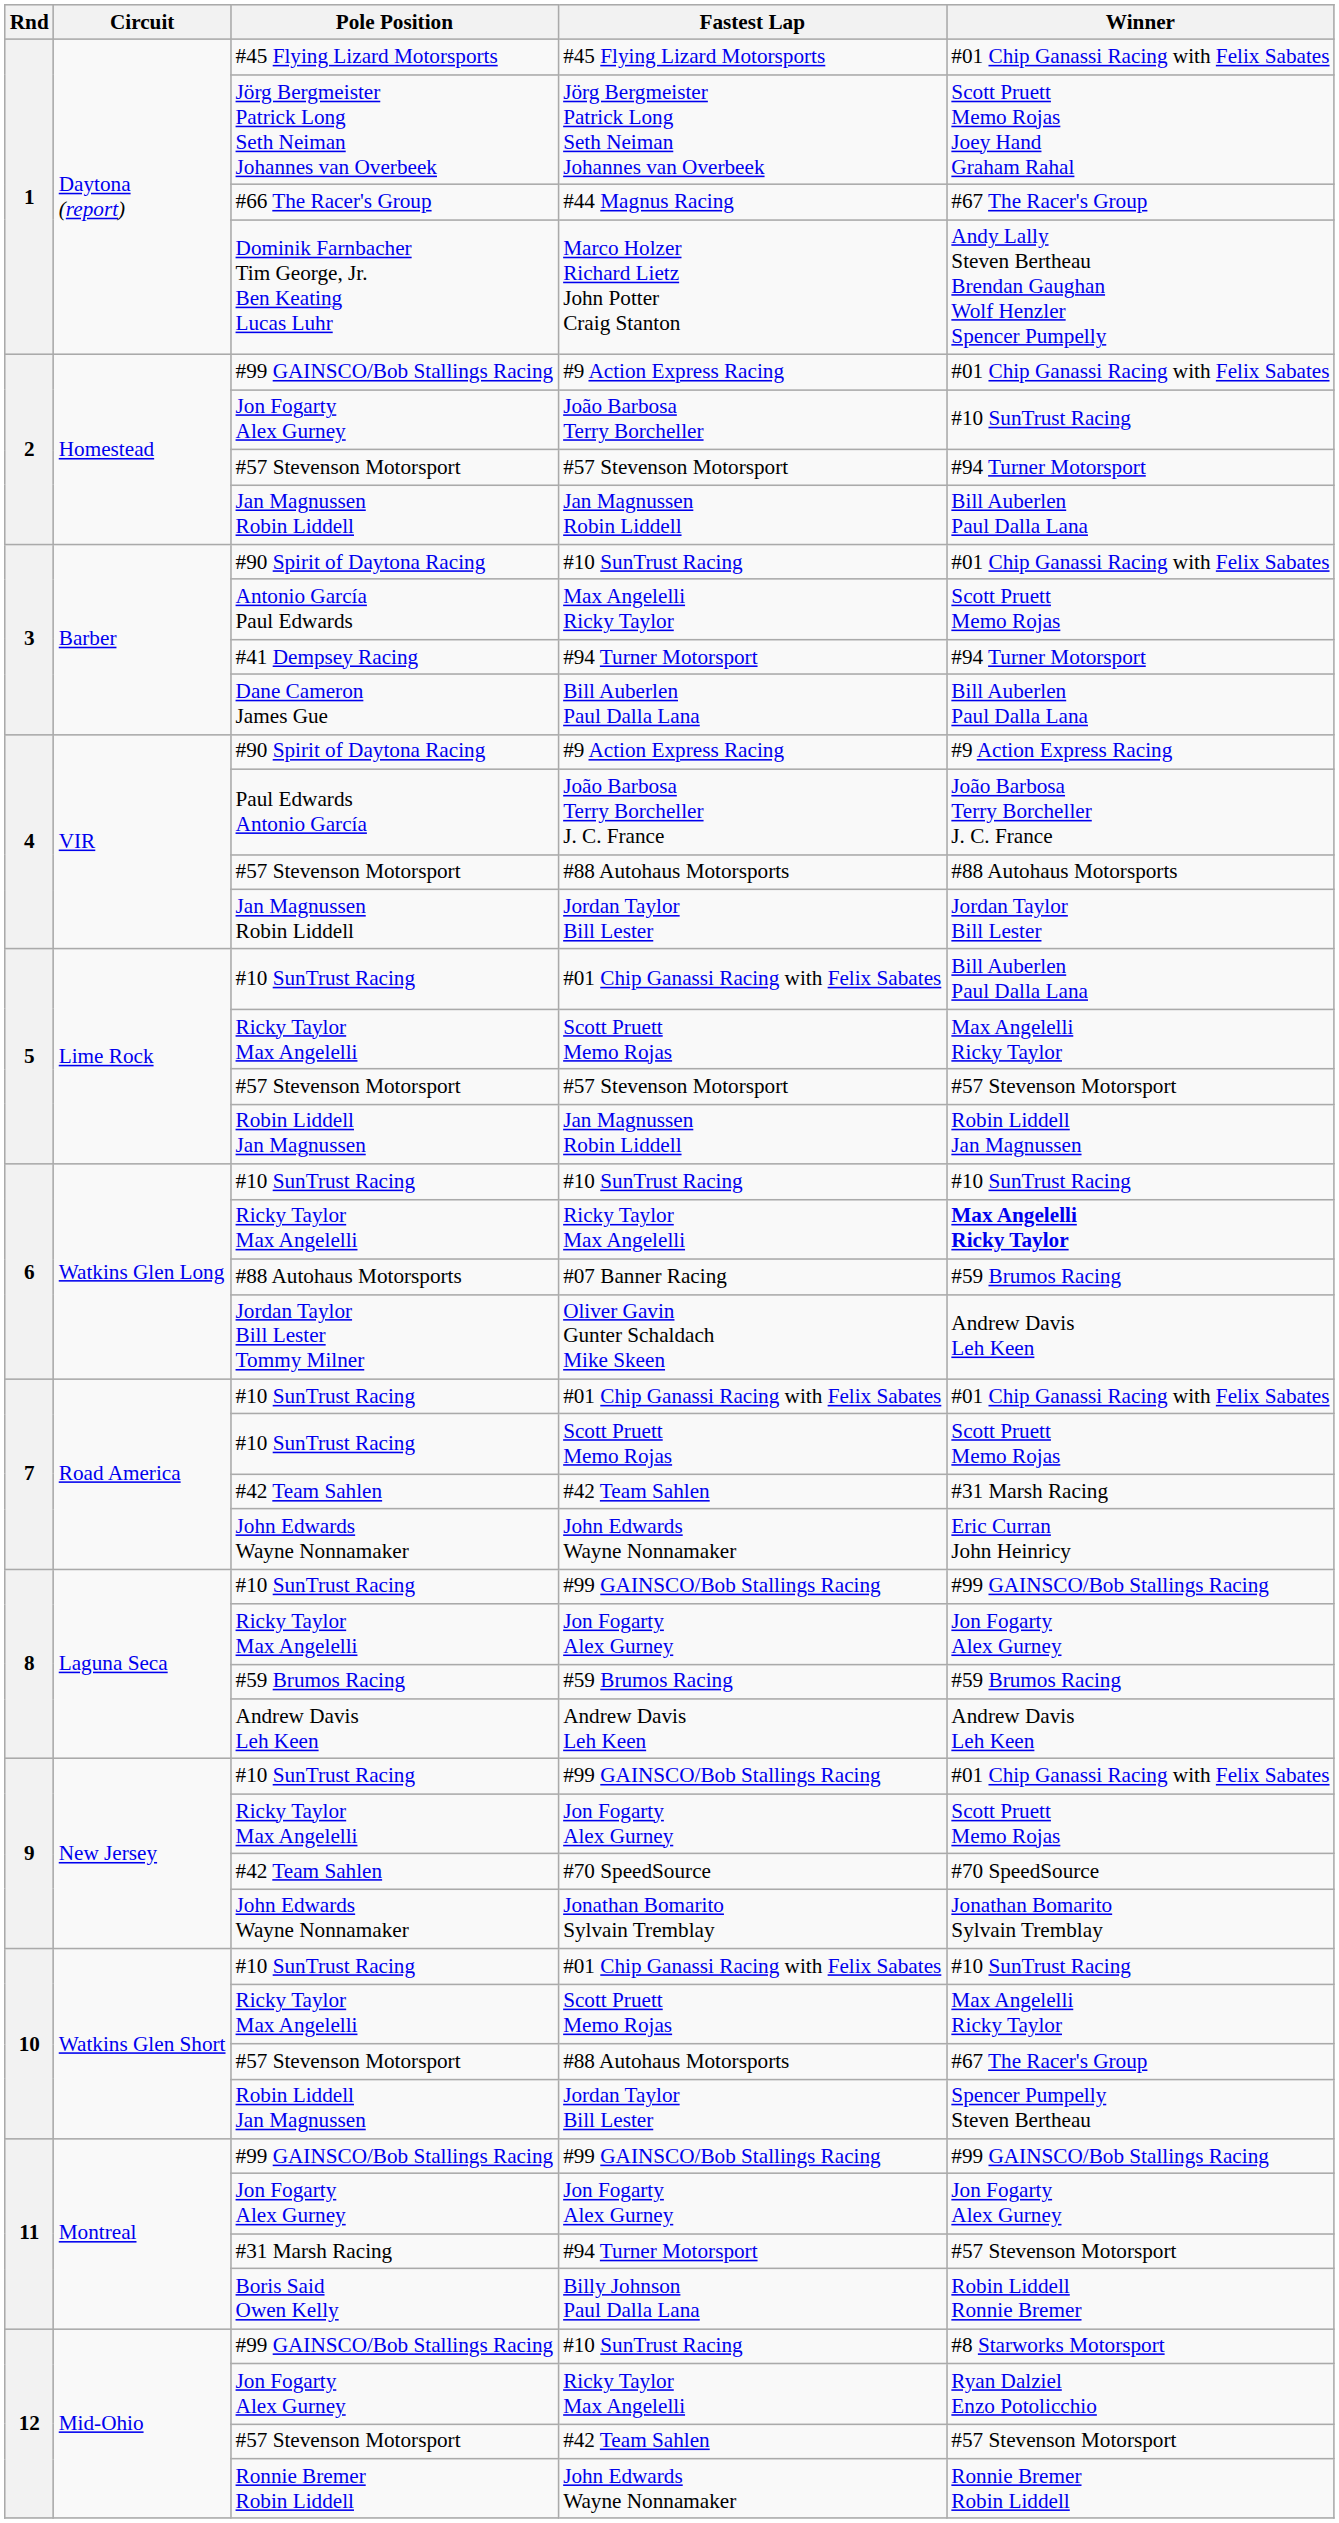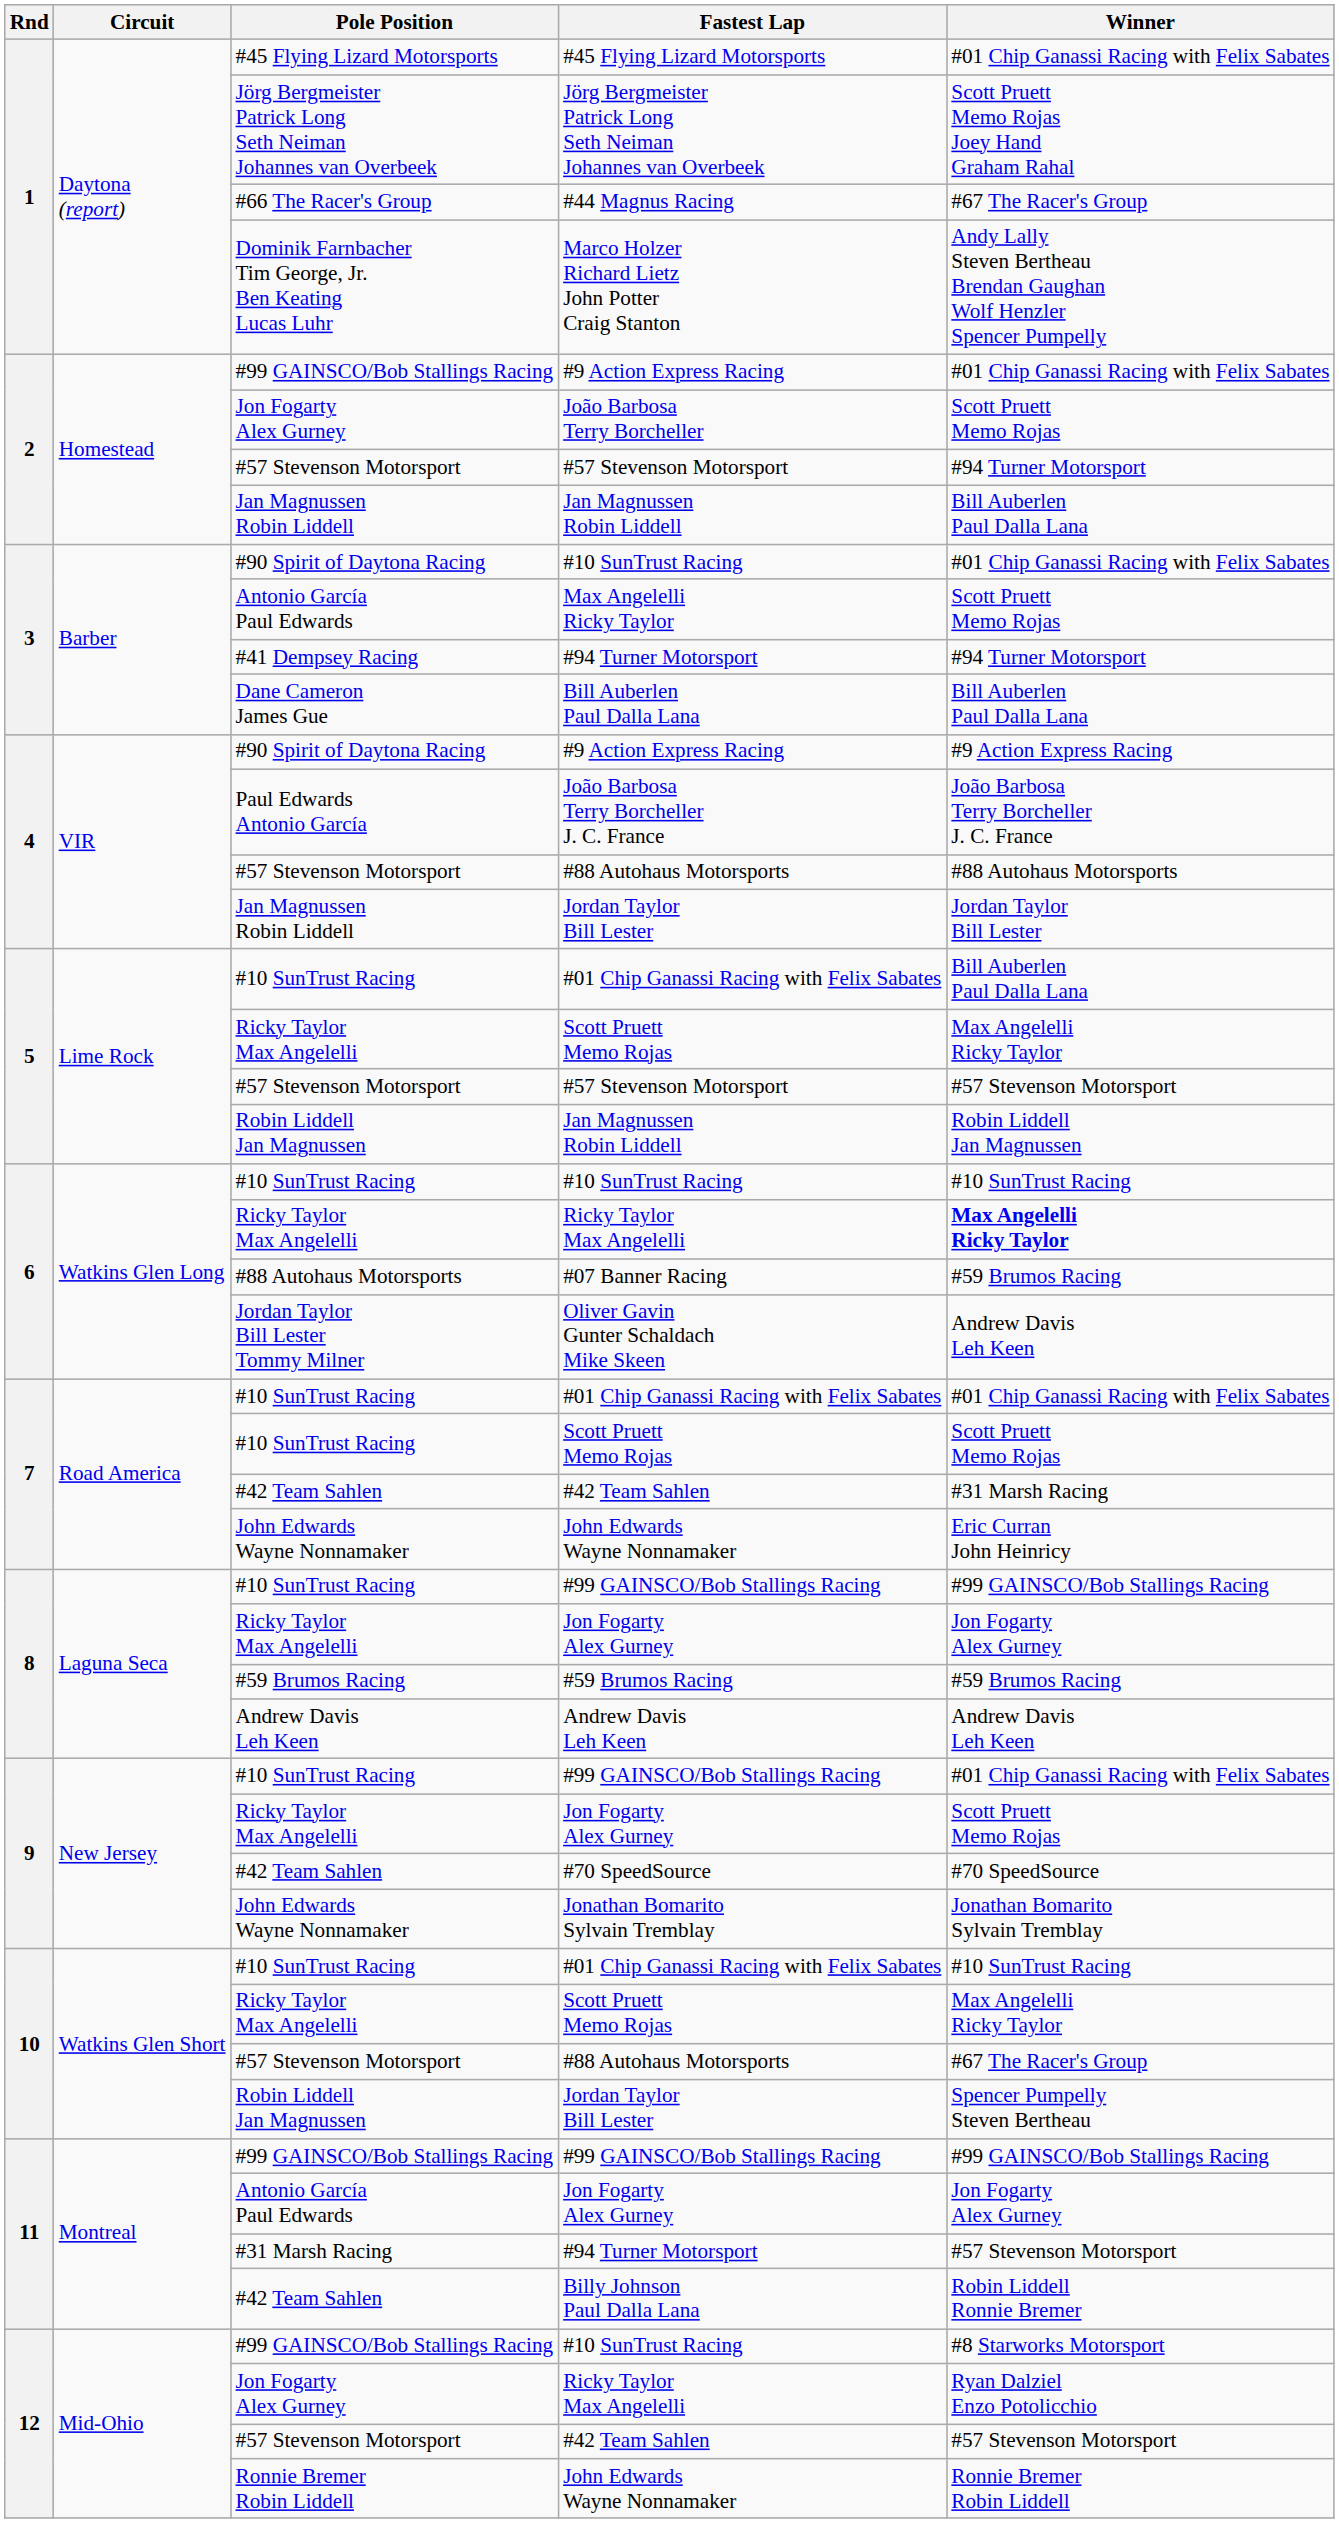(1041, 418) #10 SunTrust Racing -> (1006, 418) Scott Pruett Memo Rojas
(291, 2203) Jon Fogarty Alex Gurney -> (301, 2203) Antonio García Paul Edwards
(287, 2298) Boris Said Owen Kelly -> (309, 2298) #42 Team Sahlen
